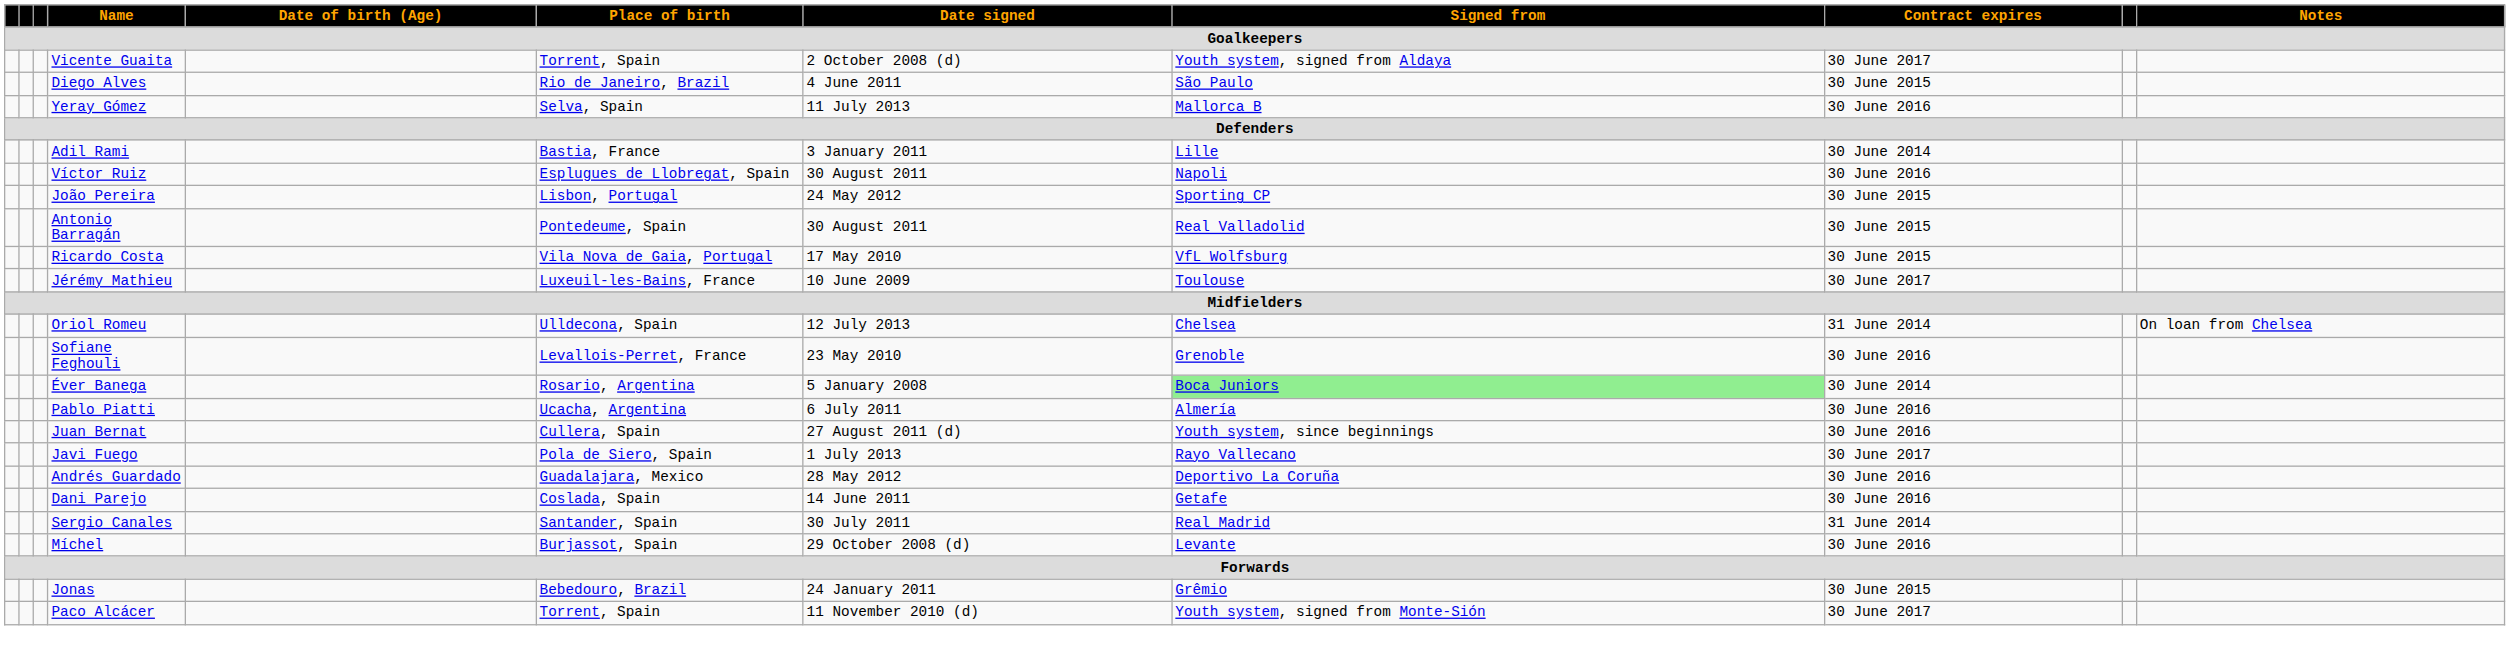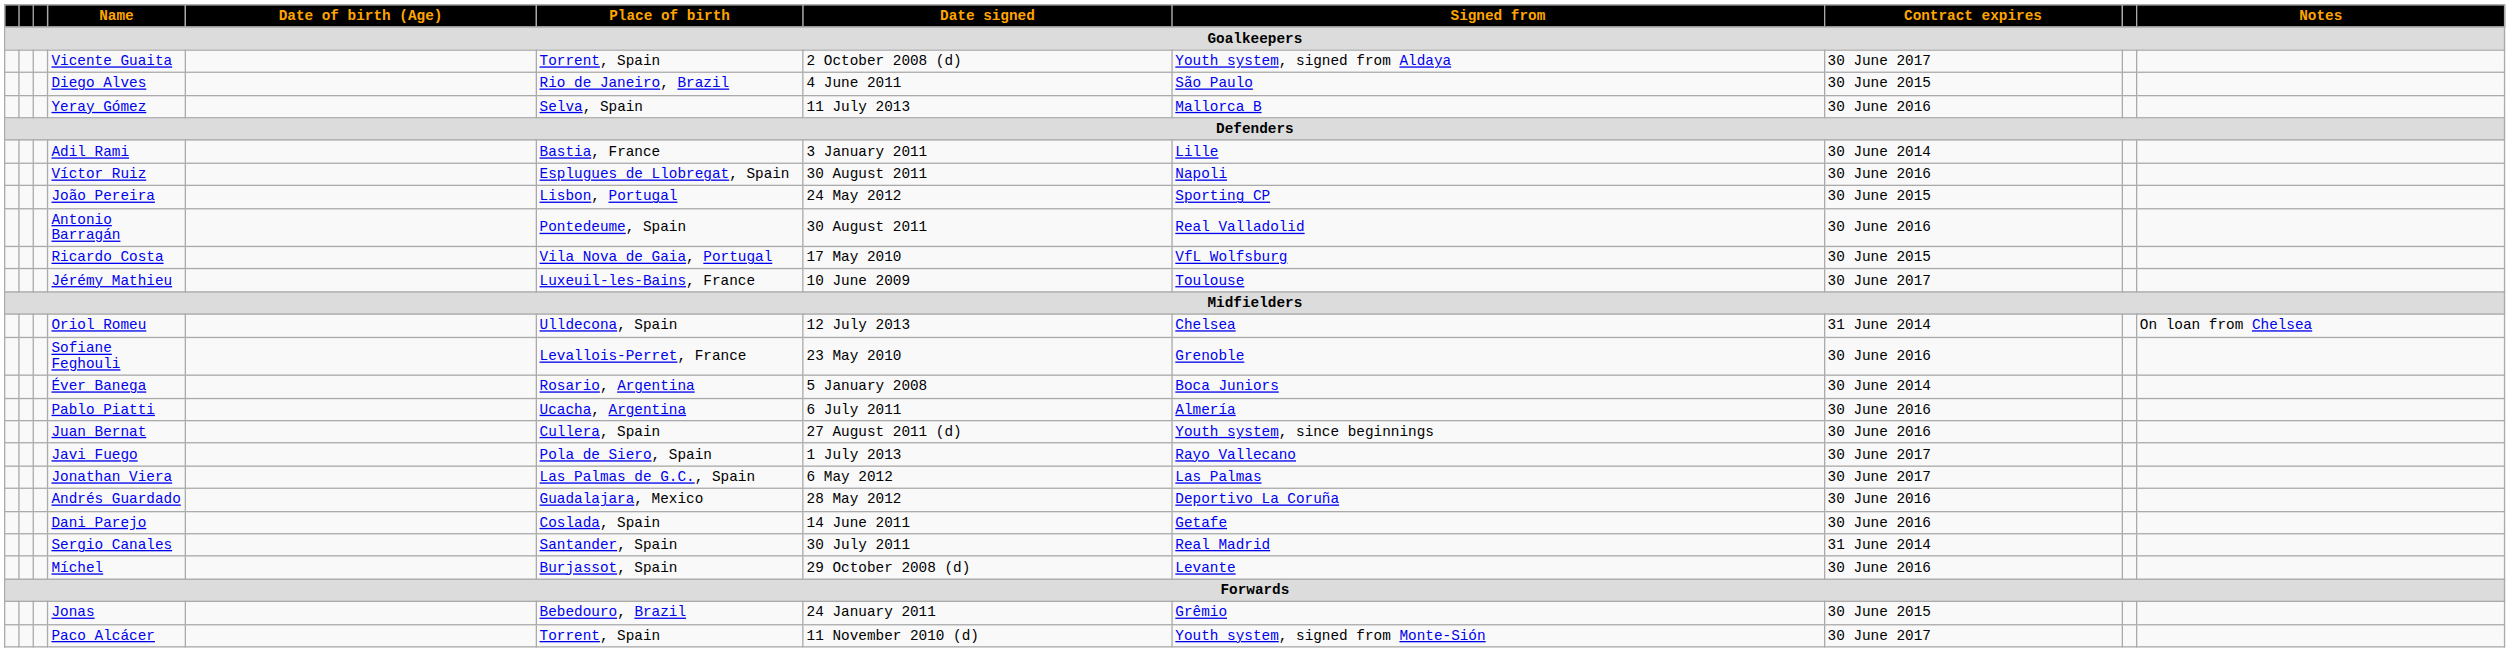(1879, 227) 30 June 2015 -> (1879, 227) 30 June 2016
(1227, 387) lightgreen background -> (1227, 387) no background
+ row: (112, 477)
